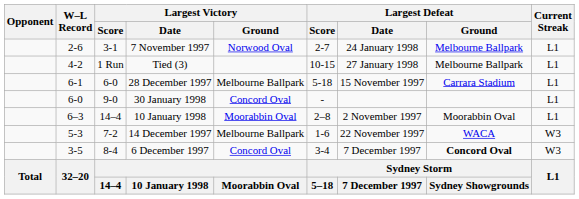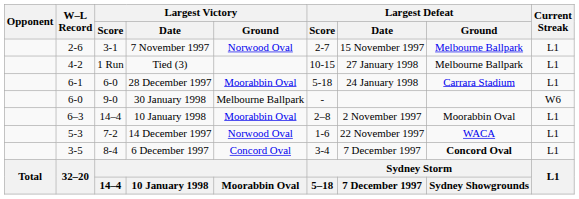(382, 47) 24 January 1998 -> (382, 47) 15 November 1997
(260, 82) Melbourne Ballpark -> (260, 82) Moorabbin Oval
(382, 82) 15 November 1997 -> (382, 82) 24 January 1998
(260, 99) Concord Oval -> (260, 99) Melbourne Ballpark
(553, 99) L1 -> (553, 99) W6
(260, 133) Melbourne Ballpark -> (260, 133) Norwood Oval
(553, 133) W3 -> (553, 133) L1
(553, 151) W3 -> (553, 151) L1
